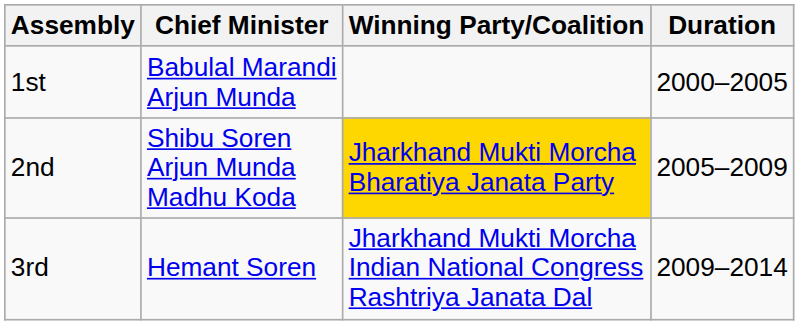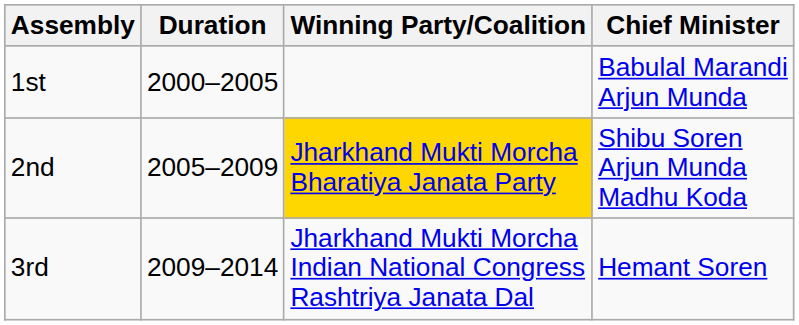columns swapped: (722, 25) <-> (242, 25)
